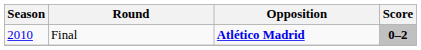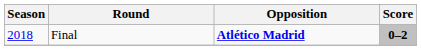(20, 34) 2010 -> (20, 34) 2018
